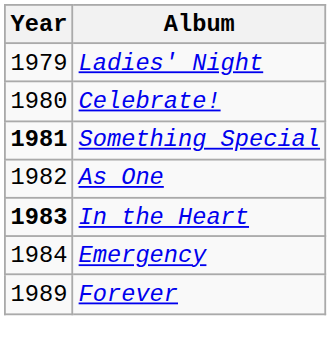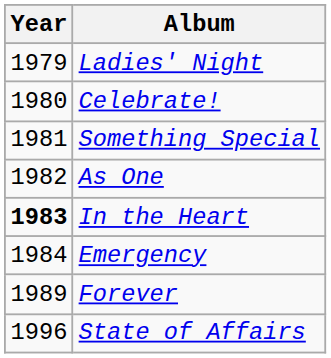(39, 140) bold -> (39, 140) normal
+ row: (192, 333)
